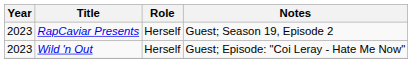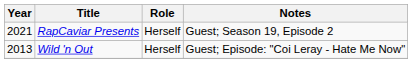(20, 31) 2023 -> (20, 31) 2021
(20, 49) 2023 -> (20, 49) 2013
